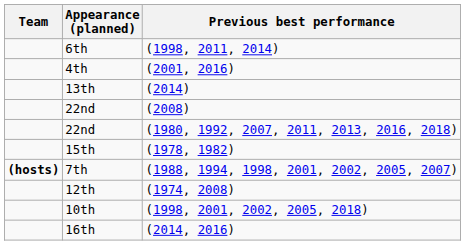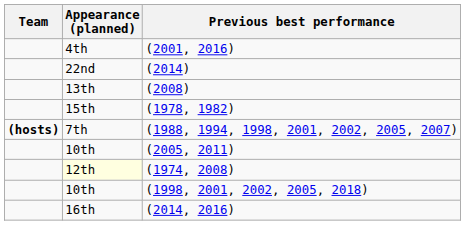- row: (213, 49)
(80, 89) 13th -> (80, 69) 22nd
(80, 109) 22nd -> (80, 89) 13th
- row: (302, 129)
+ row: (190, 150)
(80, 190) no background -> (80, 170) lightyellow background
